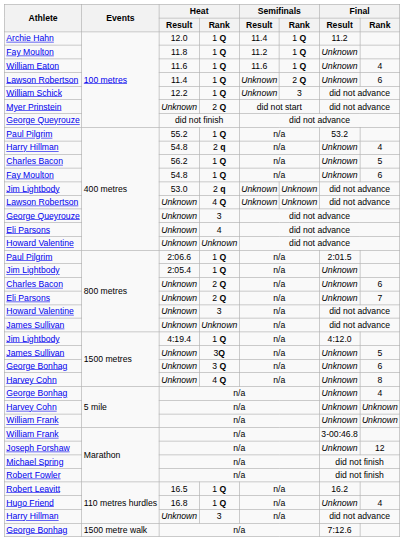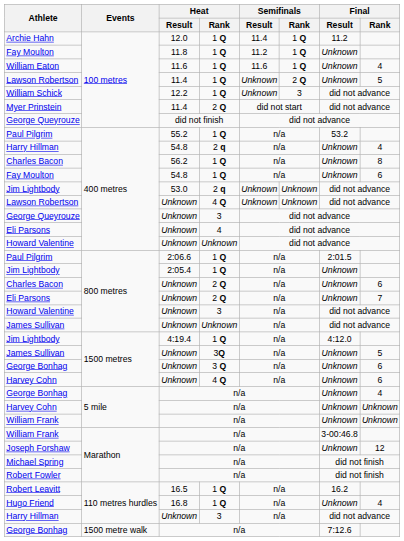(380, 80) 6 -> (380, 80) 5
(179, 107) Unknown -> (179, 107) 11.4
(380, 162) 5 -> (380, 162) 8
(380, 380) 8 -> (380, 380) 6
